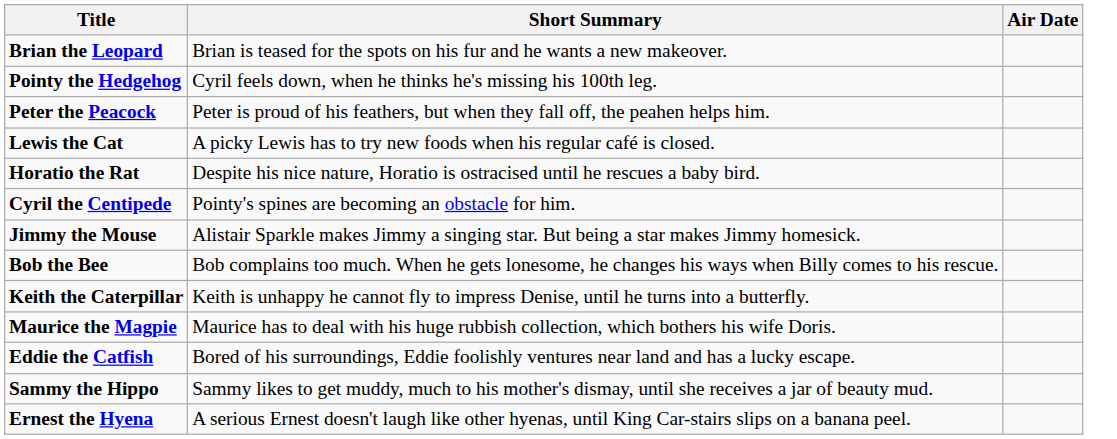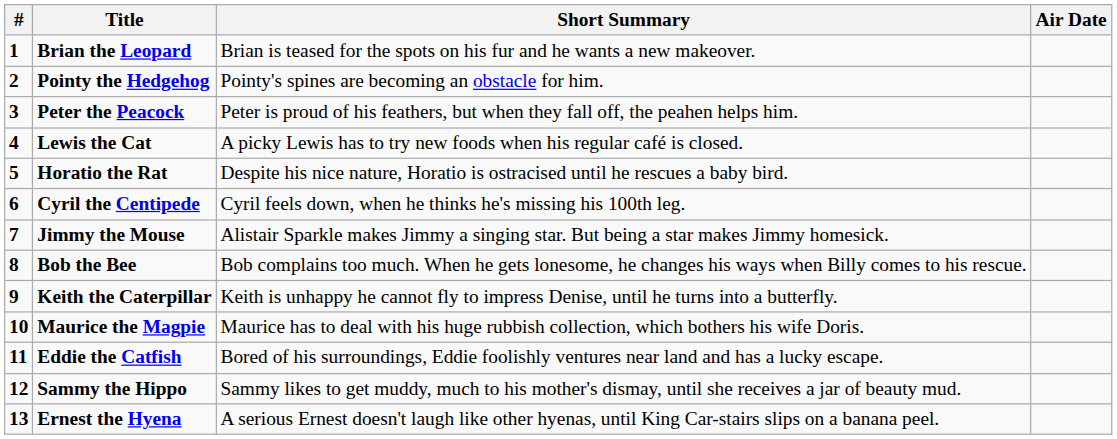+ column: (19, 19)
(425, 81) Cyril feels down, when he thinks he's missing his 100th leg. -> (412, 81) Pointy's spines are becoming an obstacle for him.
(384, 204) Pointy's spines are becoming an obstacle for him. -> (453, 204) Cyril feels down, when he thinks he's missing his 100th leg.
